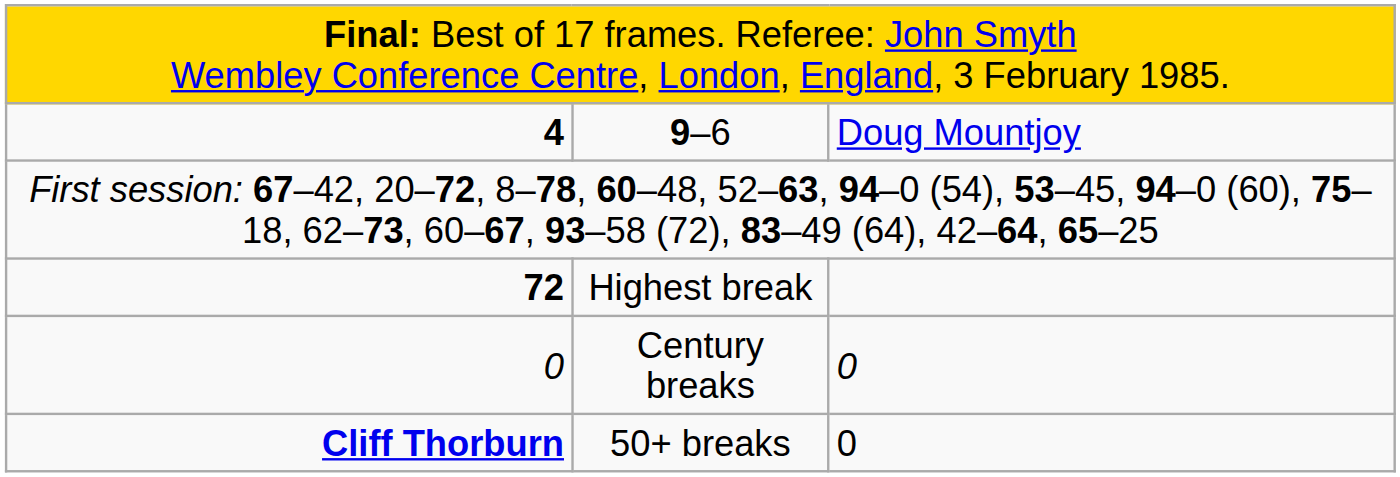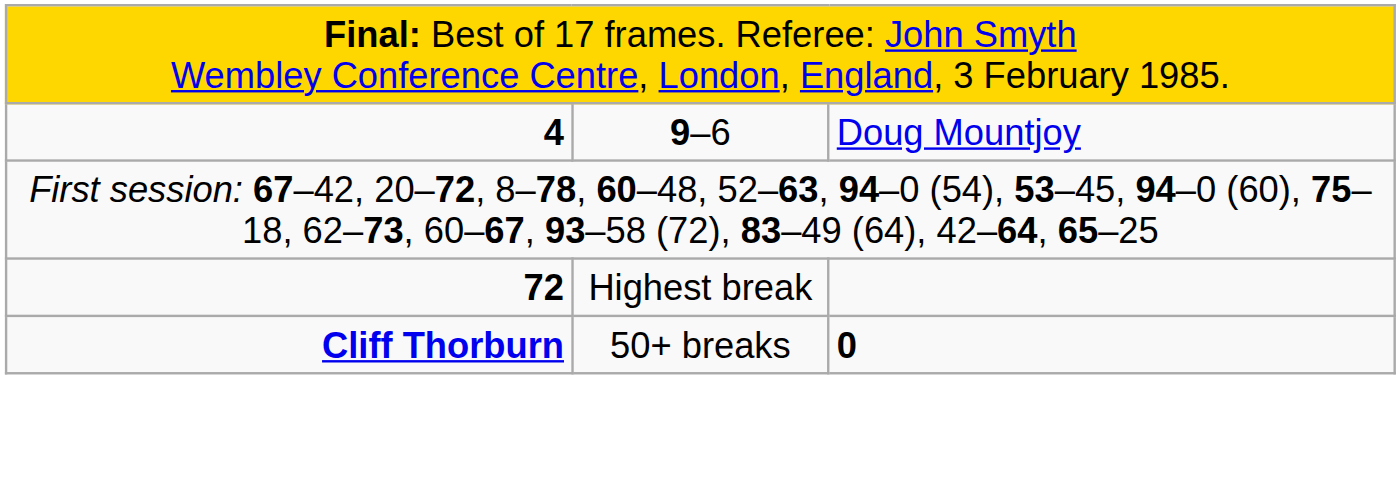- row: (700, 366)
(847, 444) normal -> (847, 345) bold
